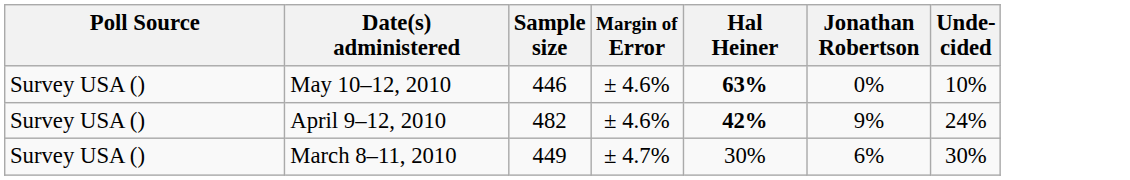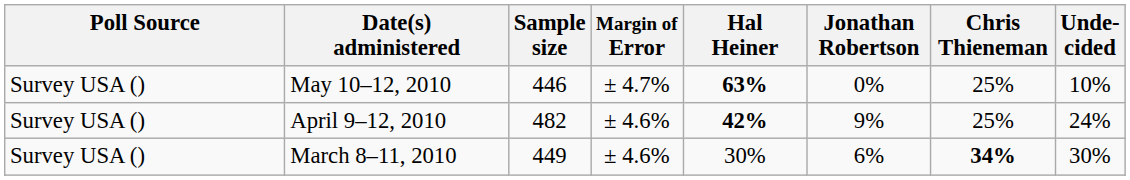+ column: (993, 35)
(637, 84) ± 4.6% -> (637, 84) ± 4.7%
(637, 156) ± 4.7% -> (637, 156) ± 4.6%
